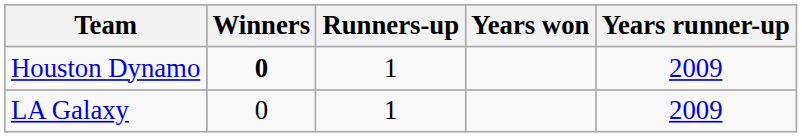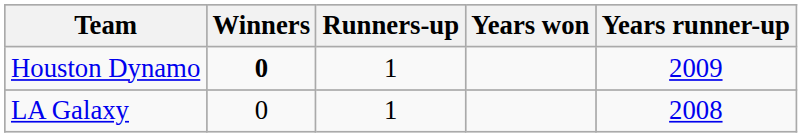(696, 110) 2009 -> (696, 110) 2008
